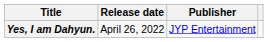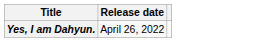- column: (212, 12)
